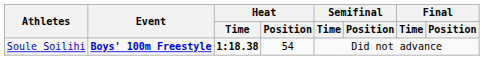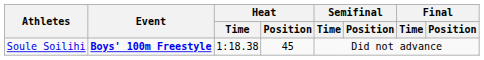(237, 46) bold -> (237, 46) normal
(288, 46) 54 -> (288, 46) 45
